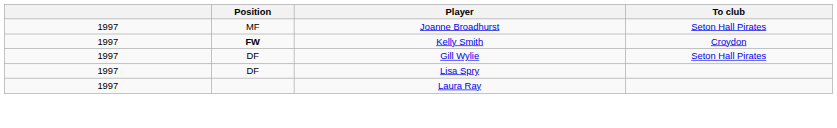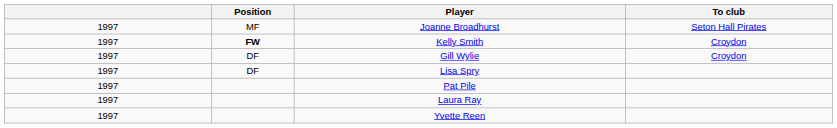(729, 56) Seton Hall Pirates -> (729, 56) Croydon
+ row: (460, 85)
+ row: (460, 115)
